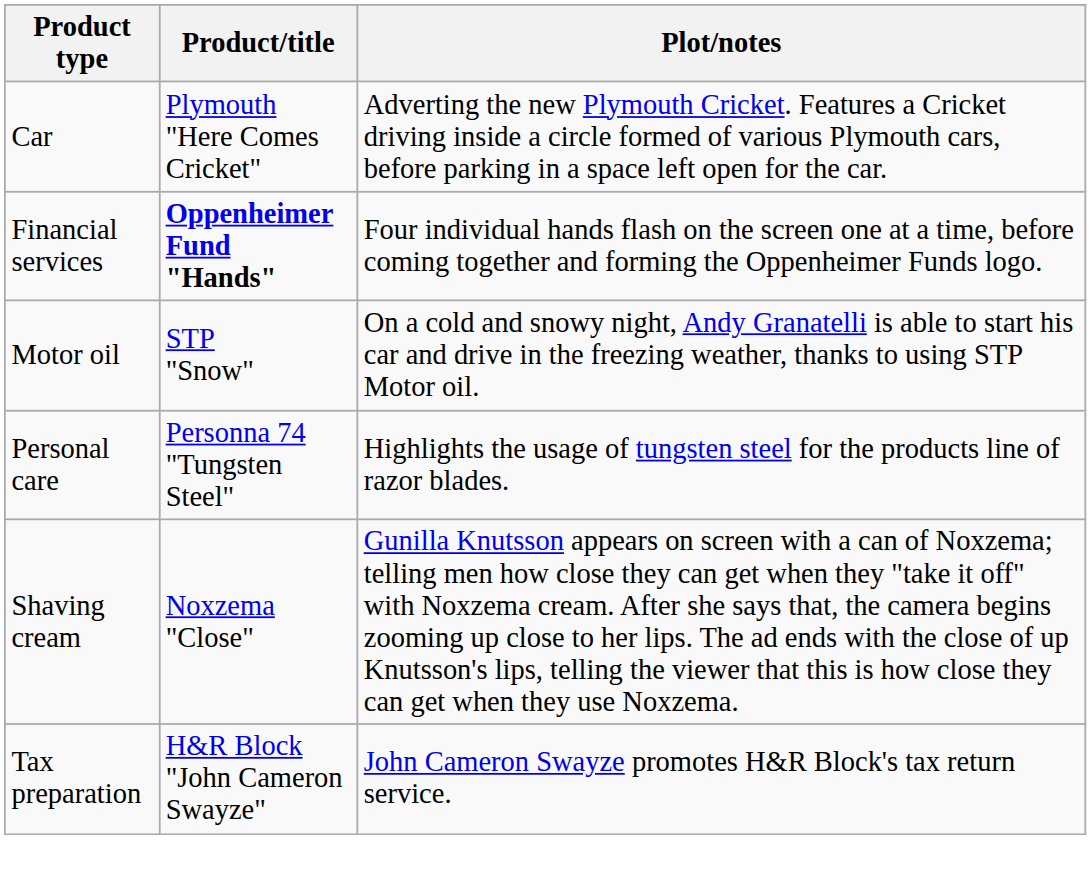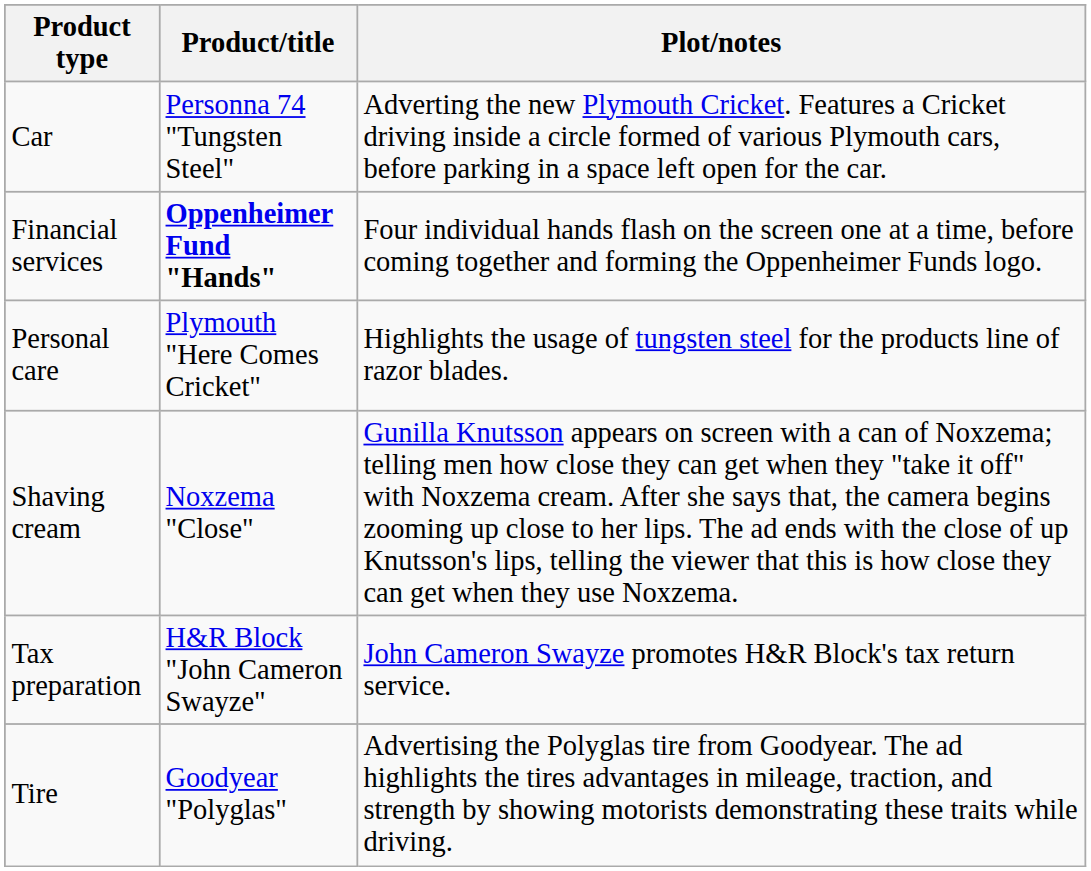(242, 136) Plymouth "Here Comes Cricket" -> (236, 136) Personna 74 "Tungsten Steel"
- row: (66, 354)
(236, 464) Personna 74 "Tungsten Steel" -> (242, 354) Plymouth "Here Comes Cricket"
+ row: (35, 794)
